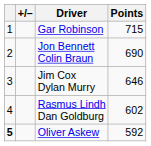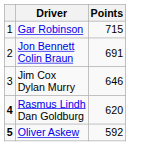- column: (25, 13)
(134, 53) 690 -> (114, 53) 691
(10, 110) normal -> (10, 110) bold
(134, 110) 602 -> (114, 110) 620
